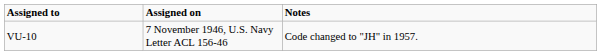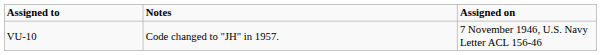columns swapped: (173, 13) <-> (297, 13)
